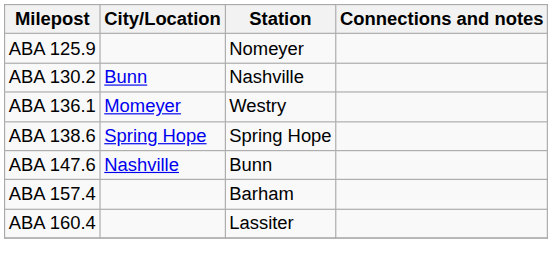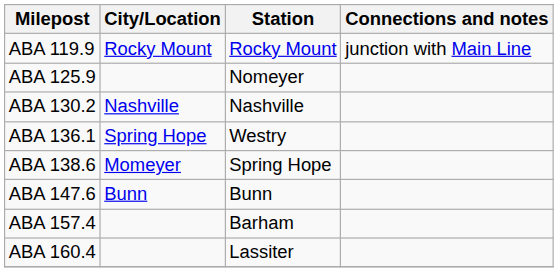+ row: (52, 48)
(126, 77) Bunn -> (142, 106) Nashville
(143, 106) Momeyer -> (155, 135) Spring Hope
(155, 135) Spring Hope -> (143, 164) Momeyer
(142, 164) Nashville -> (126, 194) Bunn
